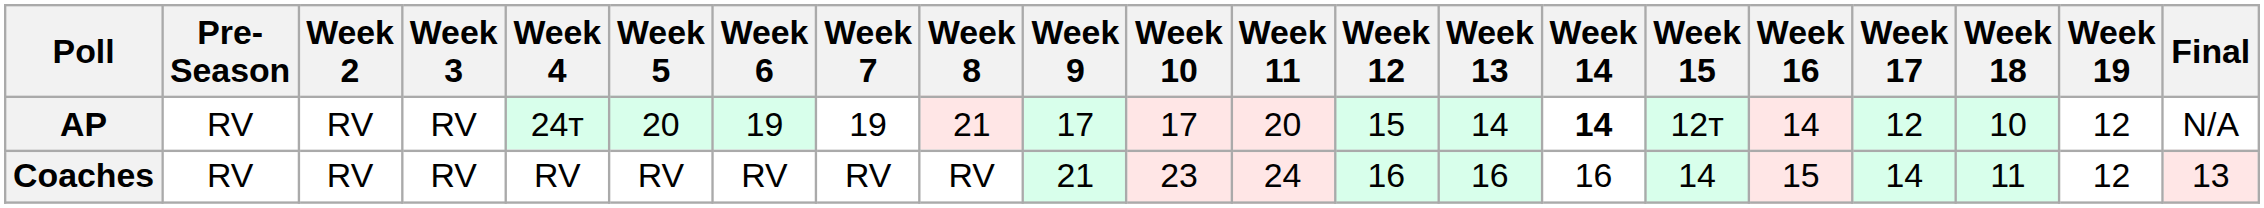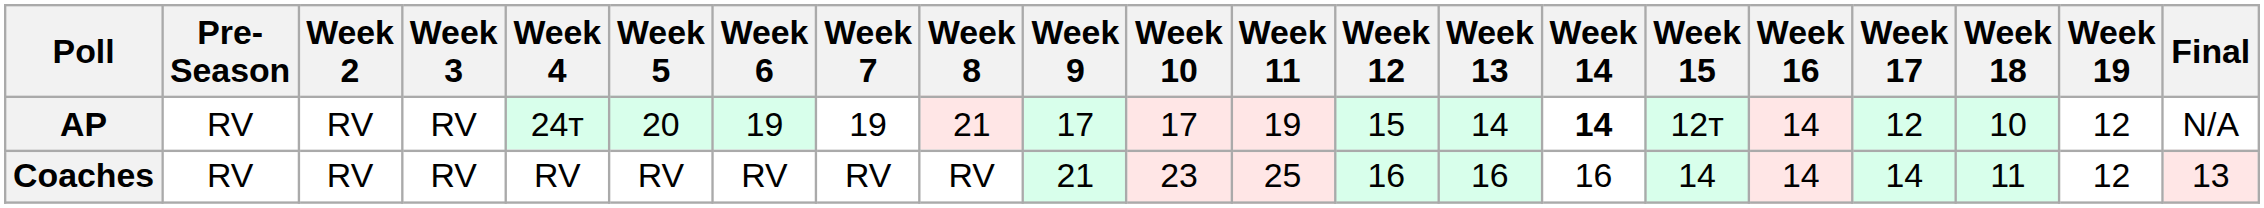(1283, 123) 20 -> (1283, 123) 19
(1283, 177) 24 -> (1283, 177) 25
(1801, 177) 15 -> (1801, 177) 14
